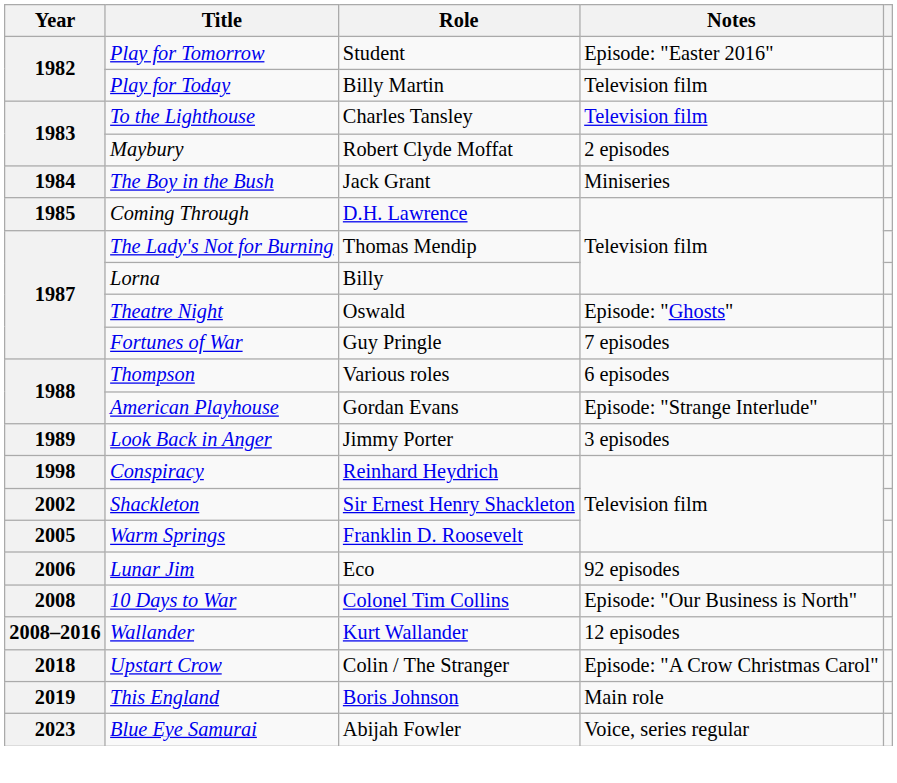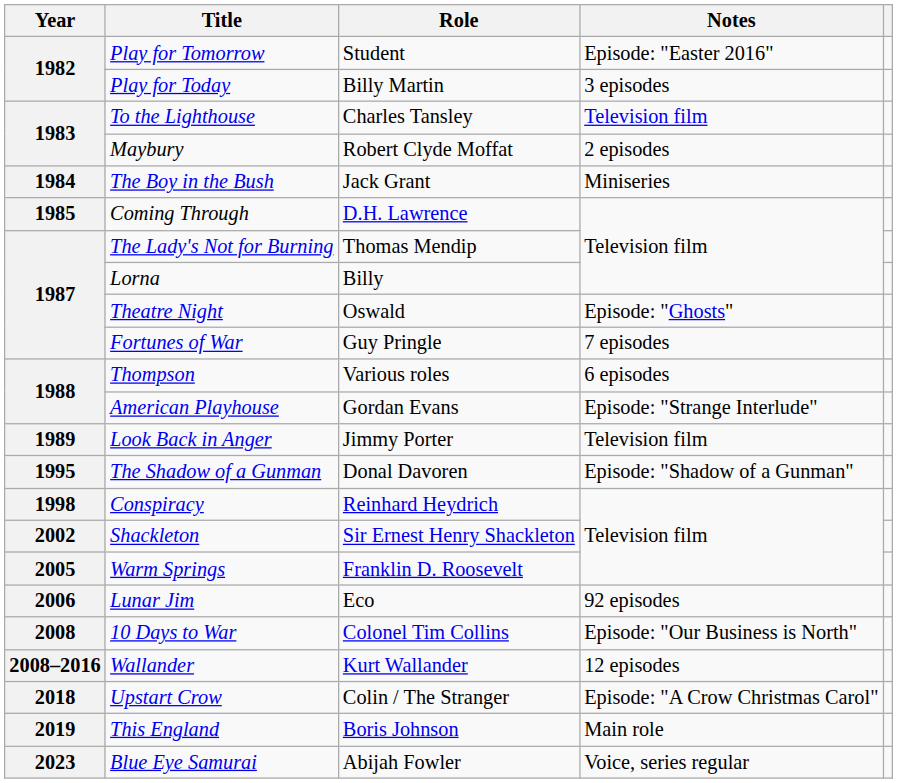(646, 85) Television film -> (627, 85) 3 episodes
(627, 439) 3 episodes -> (646, 439) Television film
+ row: (216, 471)
